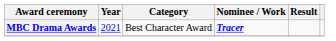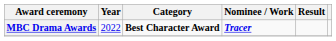(111, 28) 2021 -> (111, 28) 2022
(169, 28) normal -> (172, 28) bold
